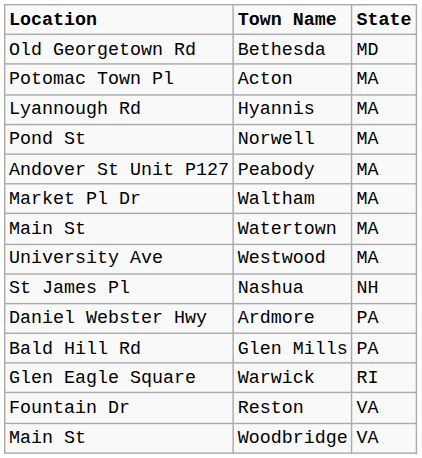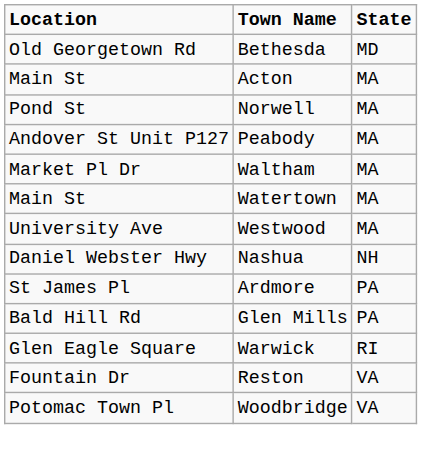(92, 79) Potomac Town Pl -> (48, 79) Main St
- row: (276, 109)
(70, 289) St James Pl -> (108, 259) Daniel Webster Hwy
(108, 318) Daniel Webster Hwy -> (70, 289) St James Pl
(48, 438) Main St -> (92, 408) Potomac Town Pl
